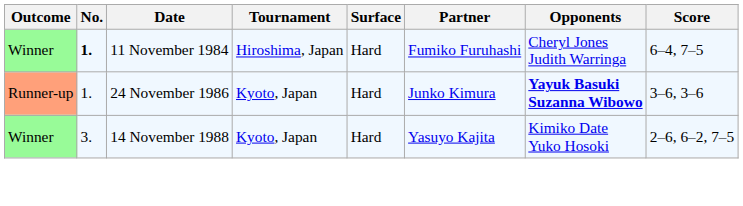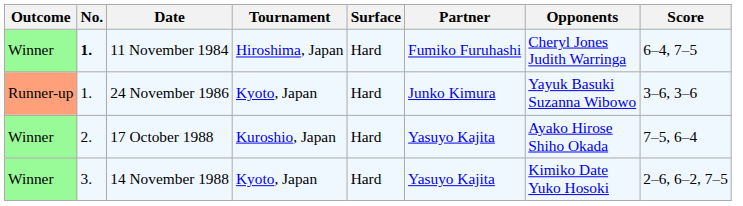(585, 93) bold -> (582, 93) normal
+ row: (162, 135)
